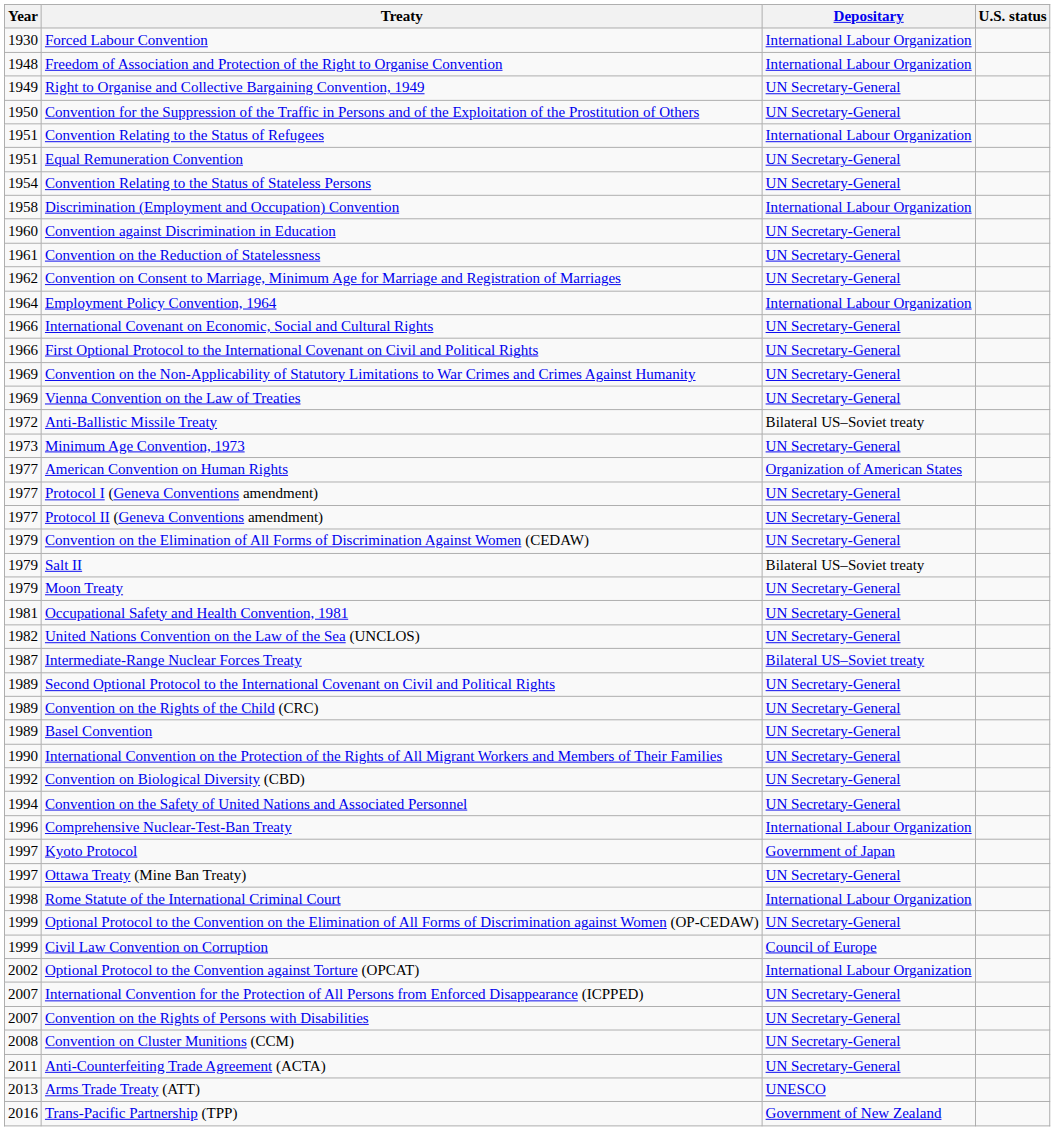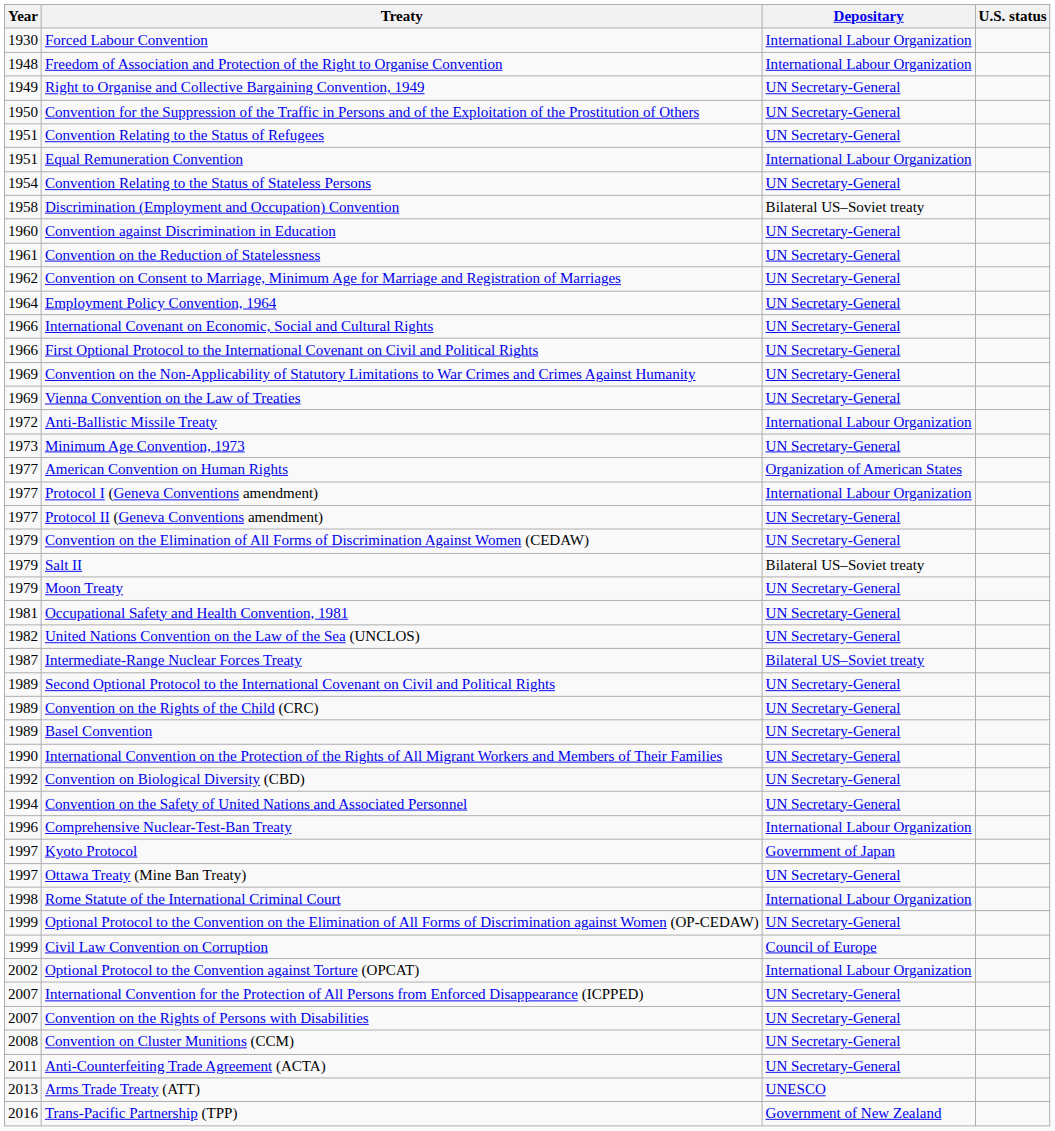(869, 135) International Labour Organization -> (833, 135) UN Secretary-General
(833, 159) UN Secretary-General -> (869, 159) International Labour Organization
(869, 207) International Labour Organization -> (845, 207) Bilateral US–Soviet treaty
(869, 302) International Labour Organization -> (833, 302) UN Secretary-General
(845, 421) Bilateral US–Soviet treaty -> (869, 421) International Labour Organization
(833, 493) UN Secretary-General -> (869, 493) International Labour Organization
